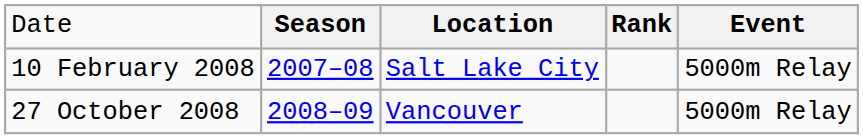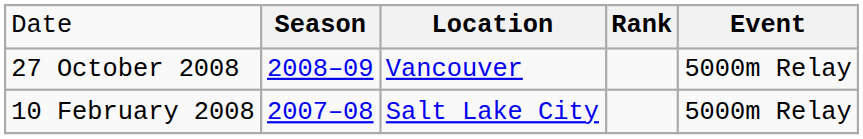rows swapped: (133, 69) <-> (125, 111)
